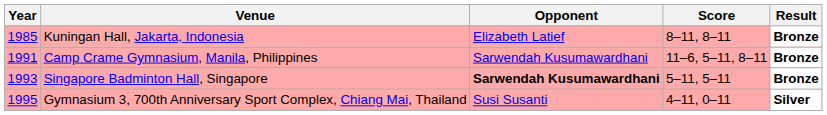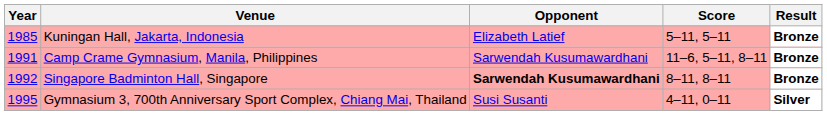(698, 37) 8–11, 8–11 -> (698, 37) 5–11, 5–11
(22, 79) 1993 -> (22, 79) 1992
(698, 79) 5–11, 5–11 -> (698, 79) 8–11, 8–11
